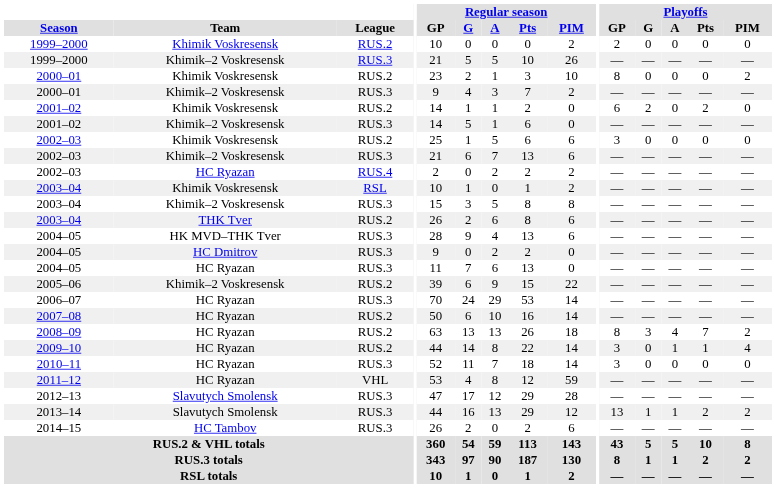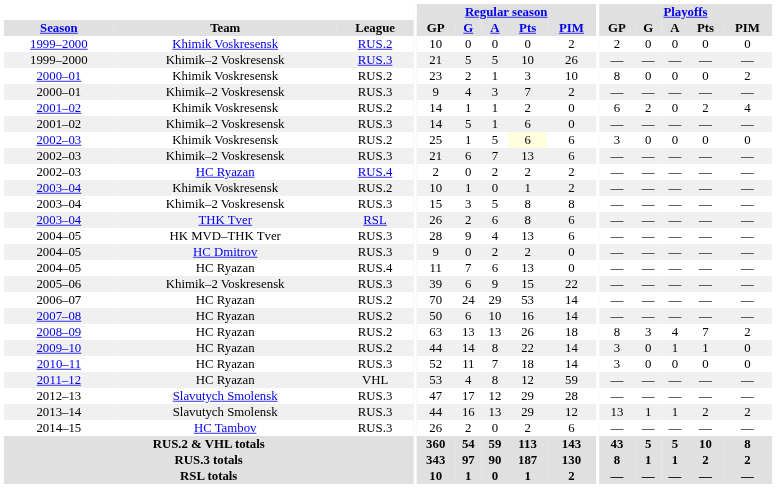(747, 108) 0 -> (747, 108) 4
(528, 140) no background -> (528, 140) lightyellow background
(375, 188) RSL -> (375, 188) RUS.2
(375, 220) RUS.2 -> (375, 220) RSL
(375, 268) RUS.3 -> (375, 268) RUS.4
(375, 284) RUS.2 -> (375, 284) RUS.3
(375, 300) RUS.3 -> (375, 300) RUS.2
(747, 348) 4 -> (747, 348) 0
